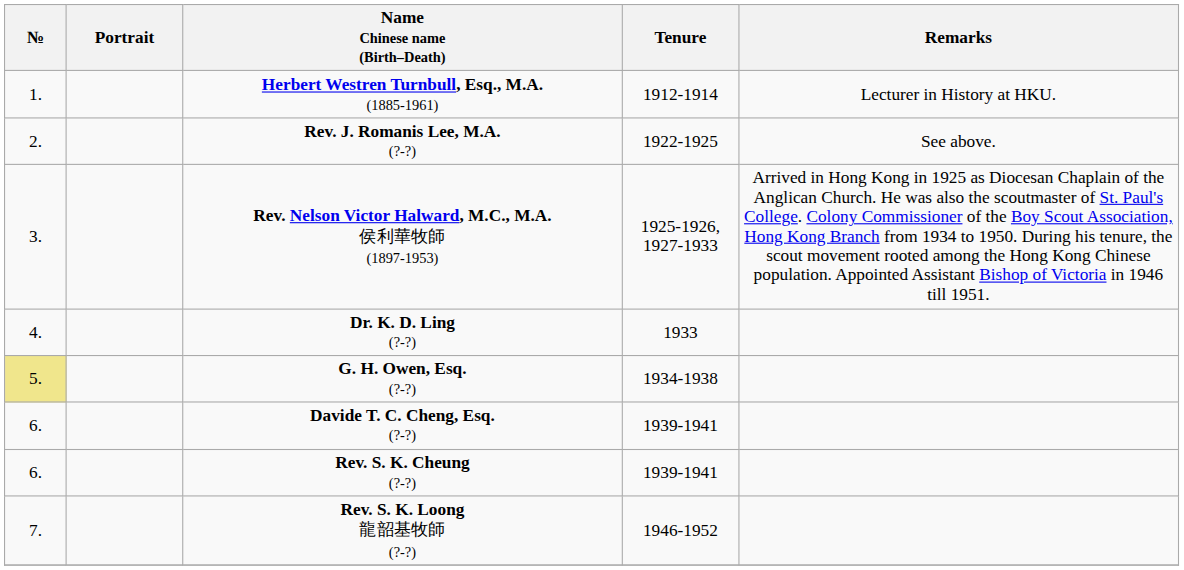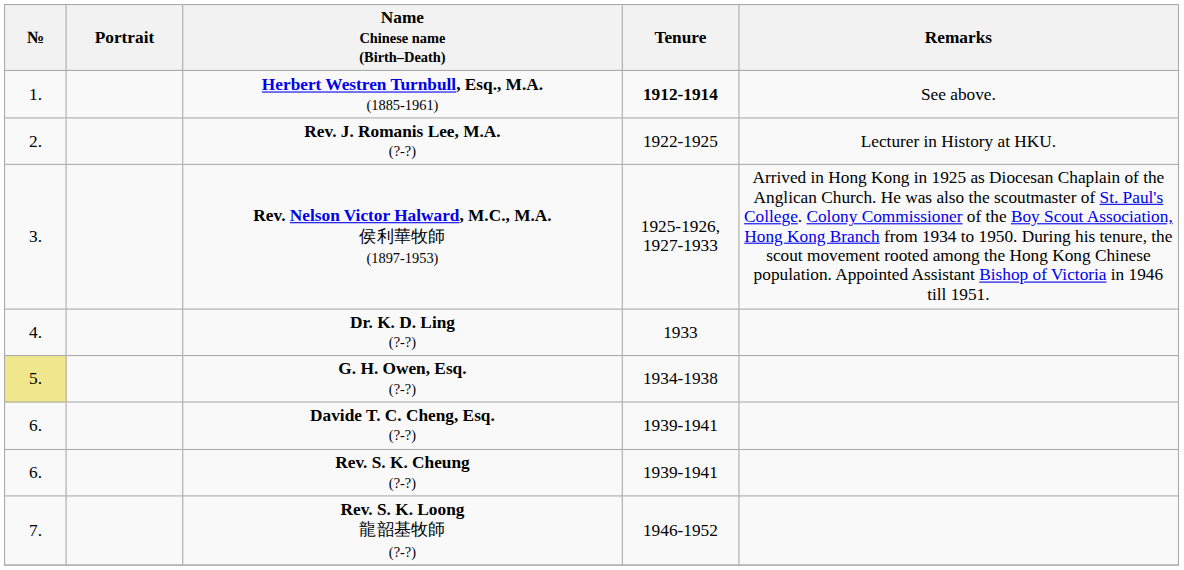(680, 94) normal -> (680, 94) bold
(958, 94) Lecturer in History at HKU. -> (958, 94) See above.
(958, 141) See above. -> (958, 141) Lecturer in History at HKU.
